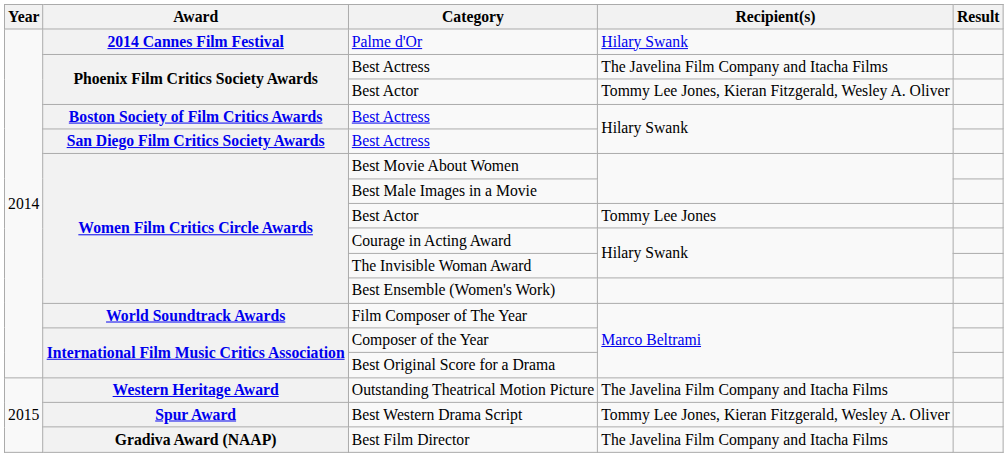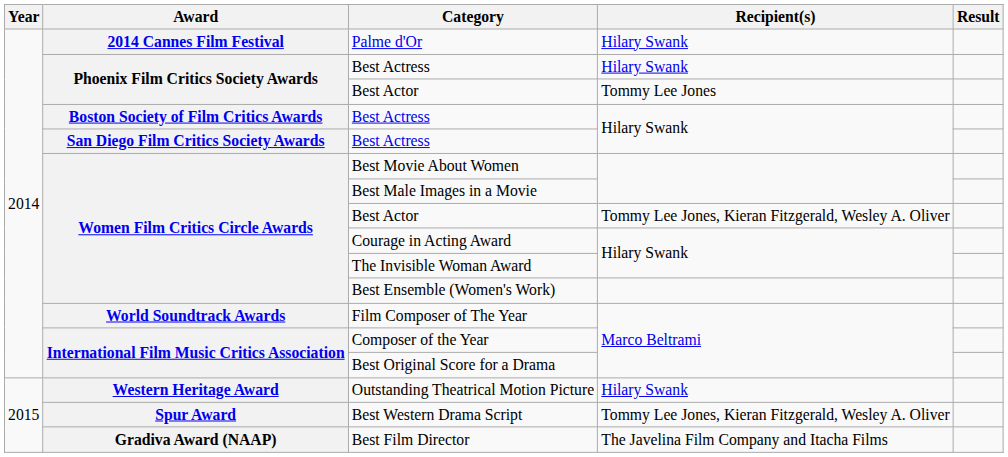(745, 66) The Javelina Film Company and Itacha Films -> (645, 66) Hilary Swank
(775, 91) Tommy Lee Jones, Kieran Fitzgerald, Wesley A. Oliver -> (659, 91) Tommy Lee Jones
(659, 215) Tommy Lee Jones -> (775, 215) Tommy Lee Jones, Kieran Fitzgerald, Wesley A. Oliver
(745, 389) The Javelina Film Company and Itacha Films -> (645, 389) Hilary Swank
